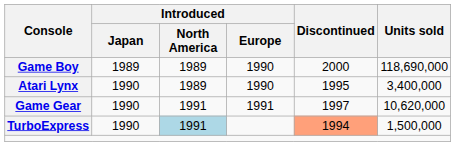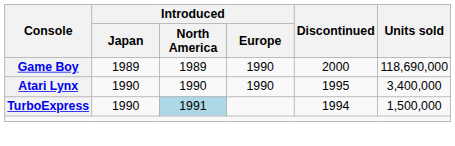(193, 86) 1989 -> (193, 86) 1990
- row: (48, 106)
(336, 125) lightsalmon background -> (336, 106) no background
